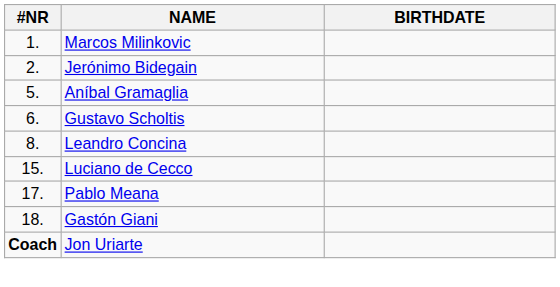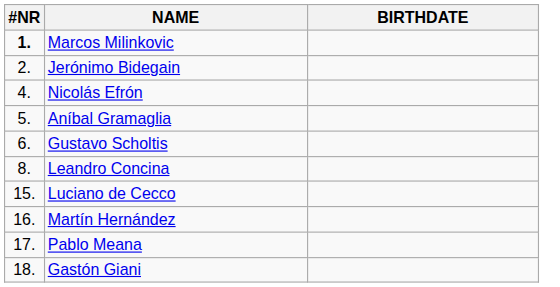(33, 43) normal -> (24, 43) bold
+ row: (95, 93)
+ row: (112, 220)
- row: (104, 245)
